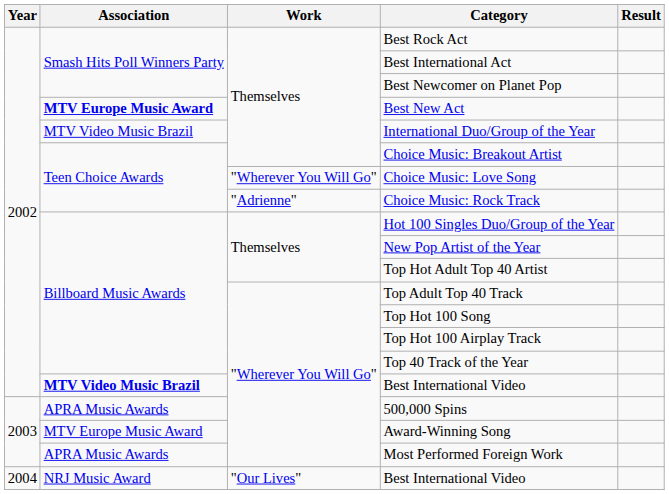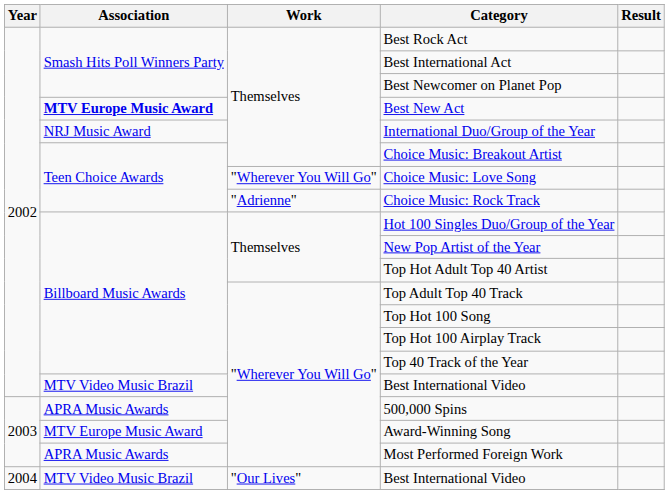(118, 131) MTV Video Music Brazil -> (97, 131) NRJ Music Award
(122, 385) bold -> (118, 385) normal
(97, 477) NRJ Music Award -> (118, 477) MTV Video Music Brazil
